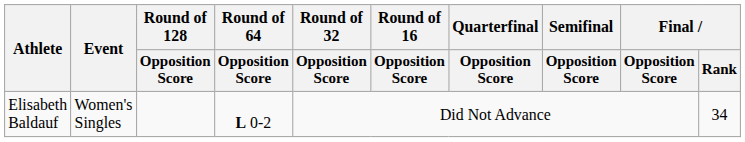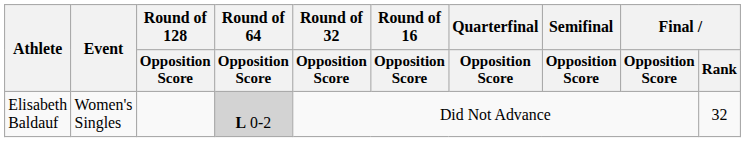(253, 123) no background -> (253, 123) lightgrey background
(719, 114) 34 -> (719, 114) 32
